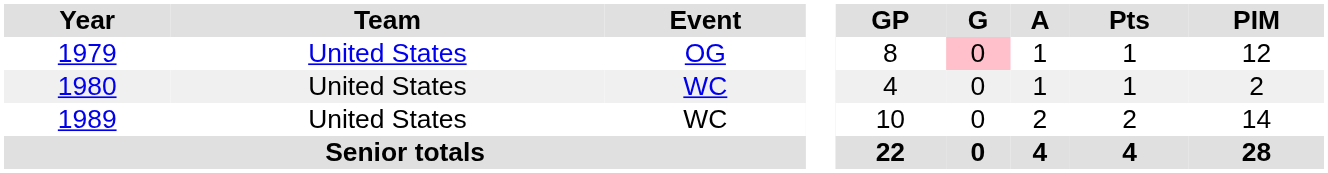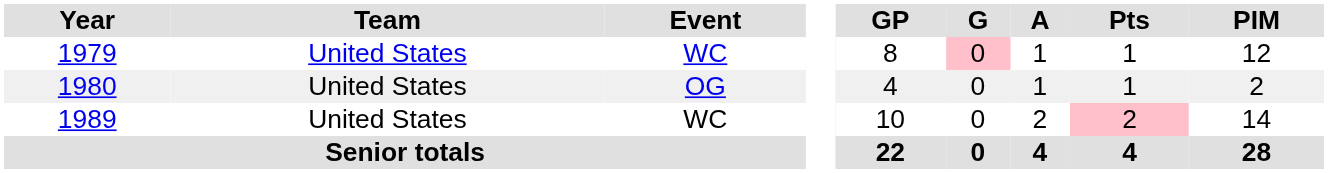(705, 53) OG -> (705, 53) WC
(705, 86) WC -> (705, 86) OG
(1130, 119) no background -> (1130, 119) pink background
